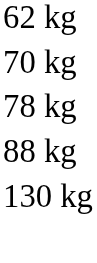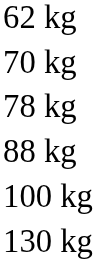+ row: (48, 196)
